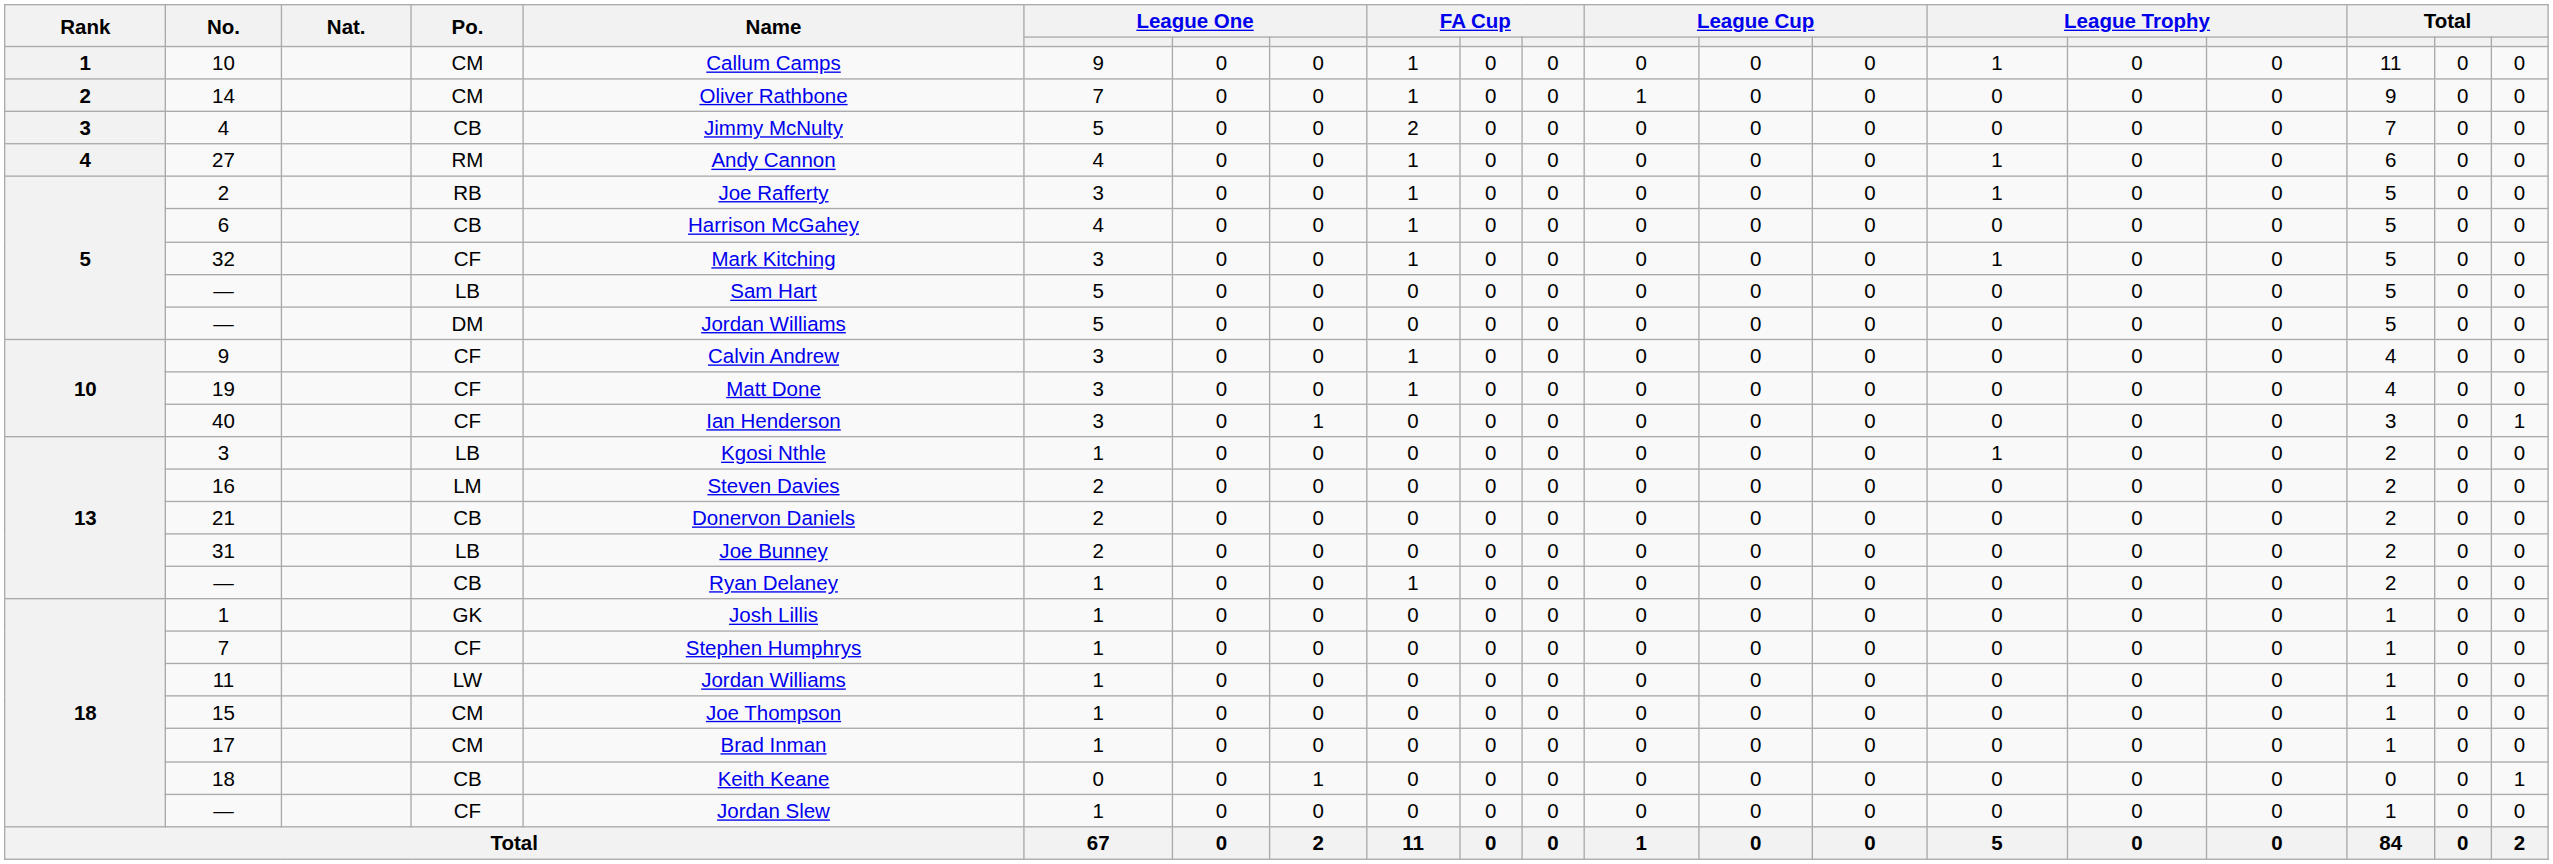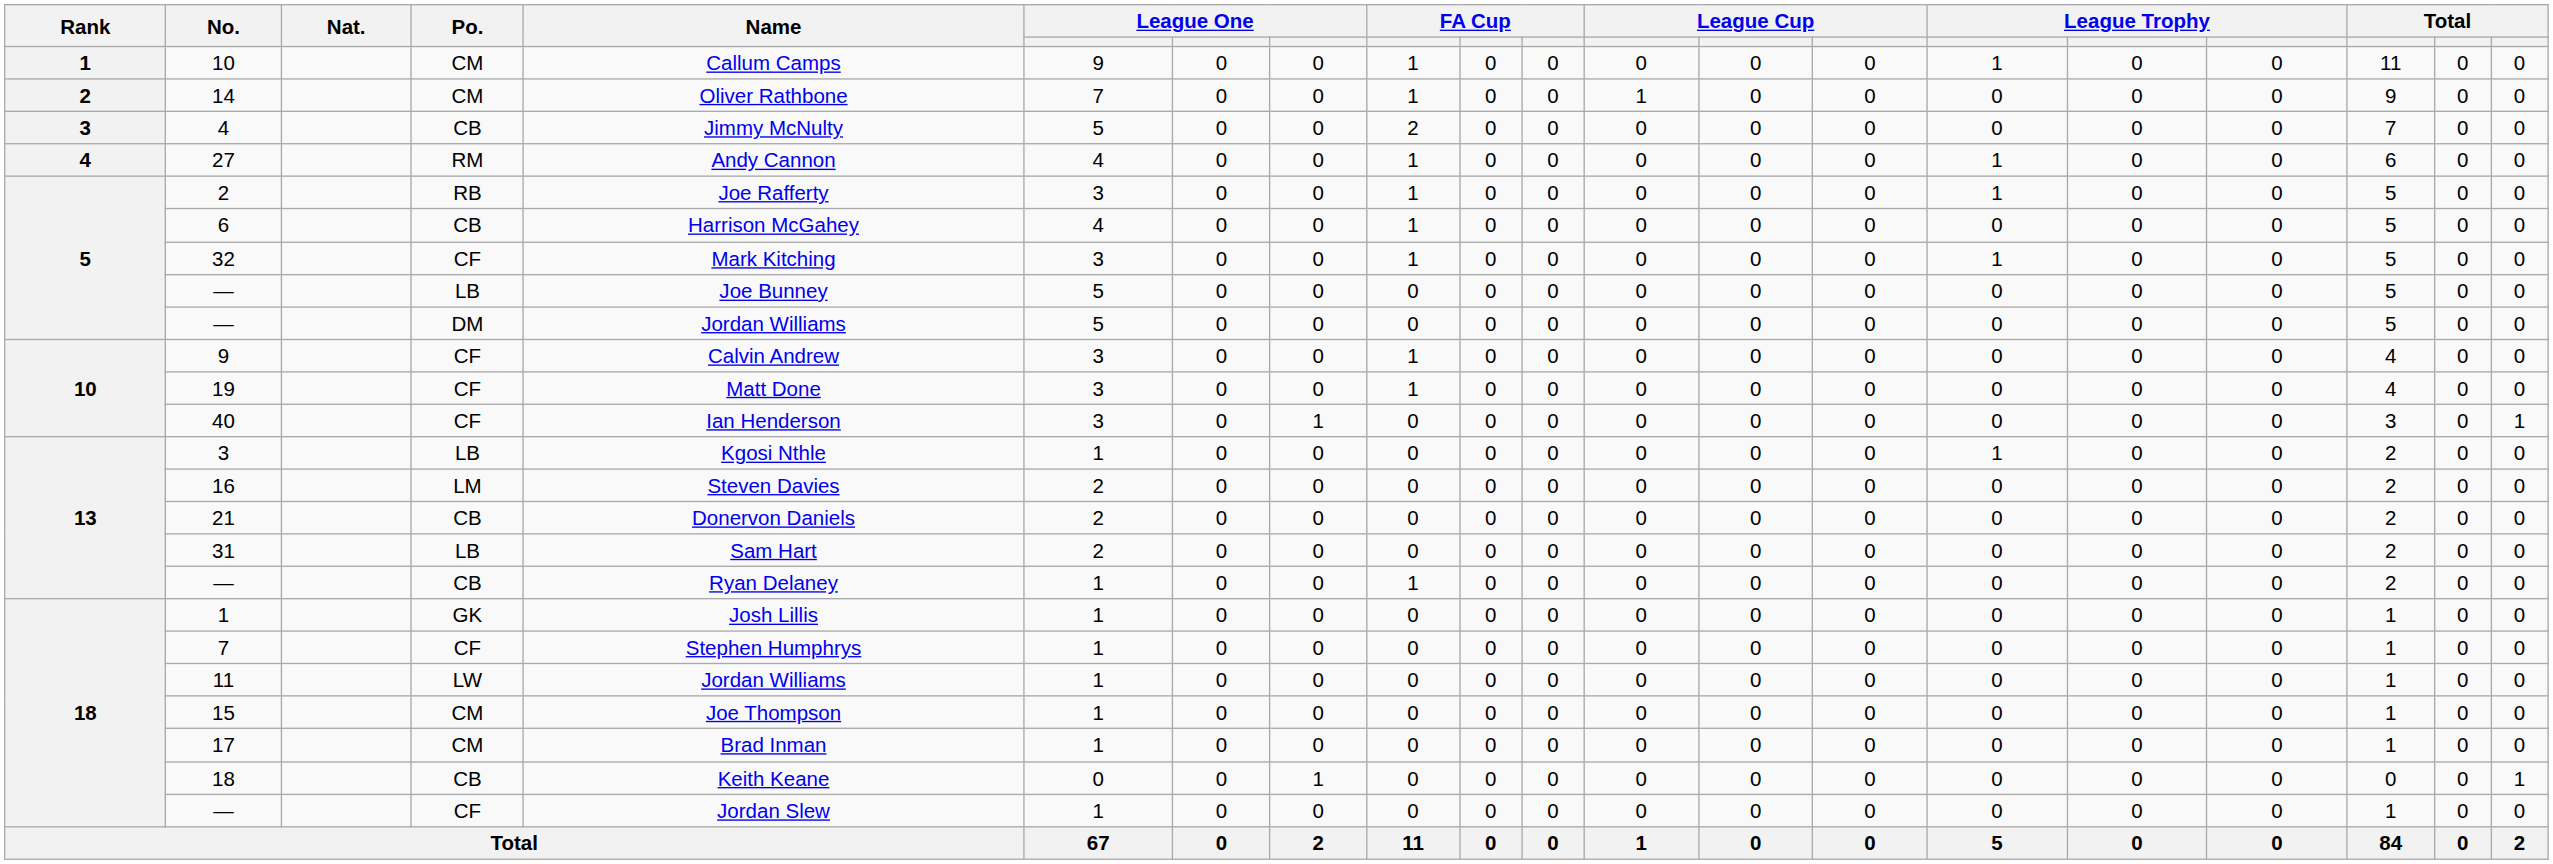(774, 291) Sam Hart -> (774, 291) Joe Bunney
(774, 550) Joe Bunney -> (774, 550) Sam Hart
